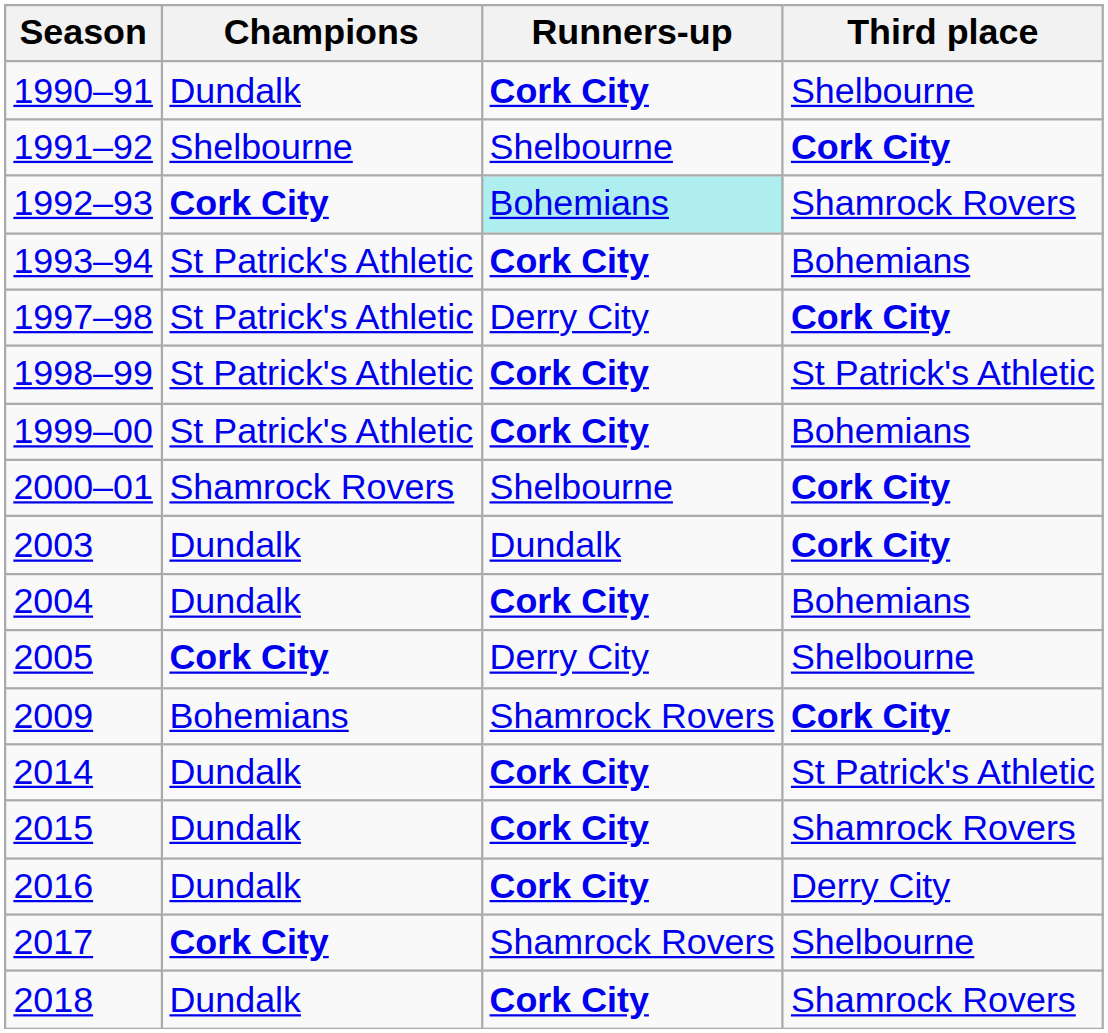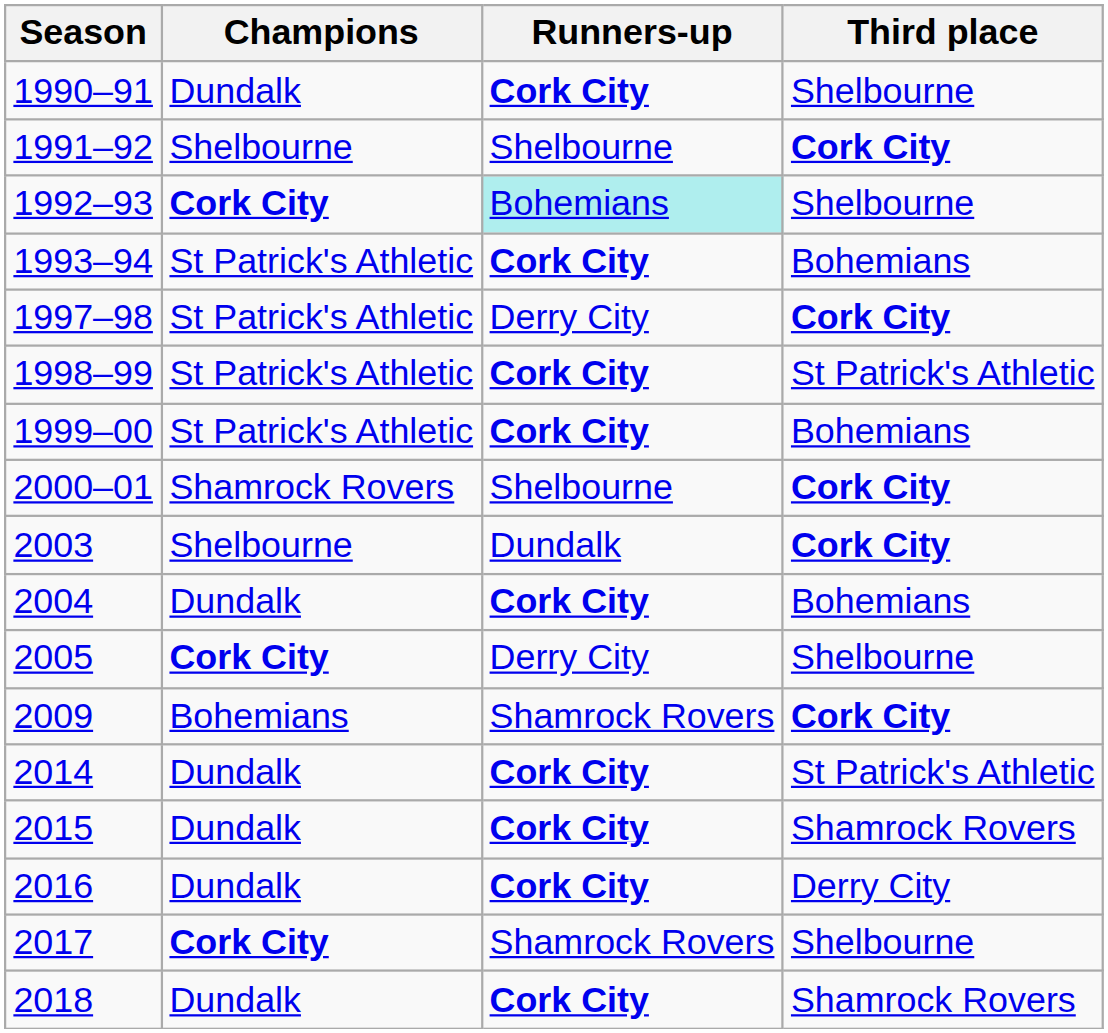(933, 203) Shamrock Rovers -> (883, 203) Shelbourne
(235, 544) Dundalk -> (261, 544) Shelbourne
